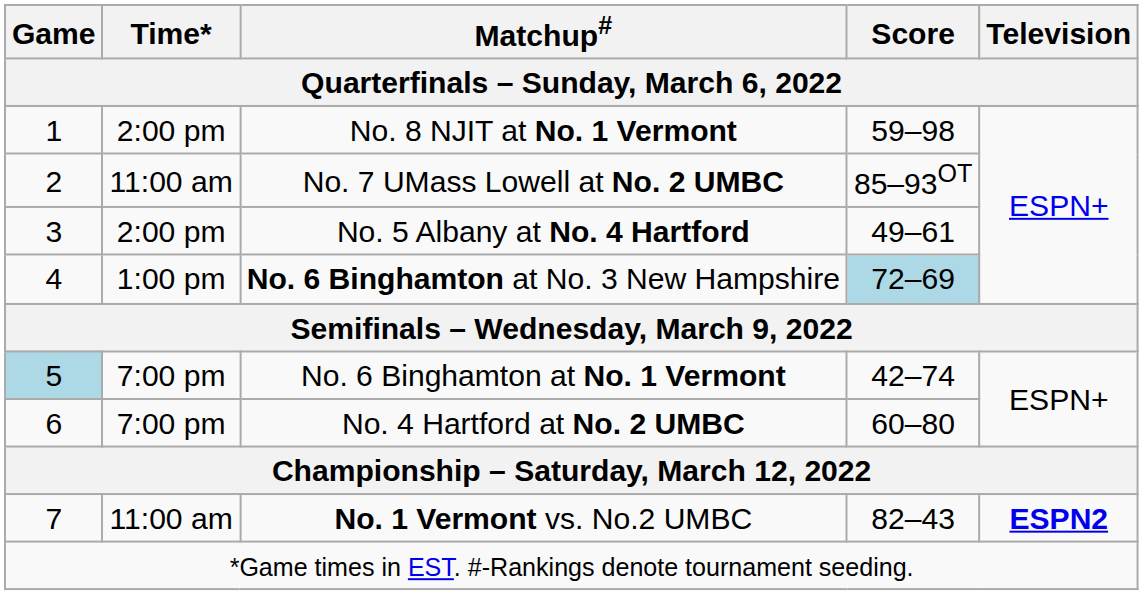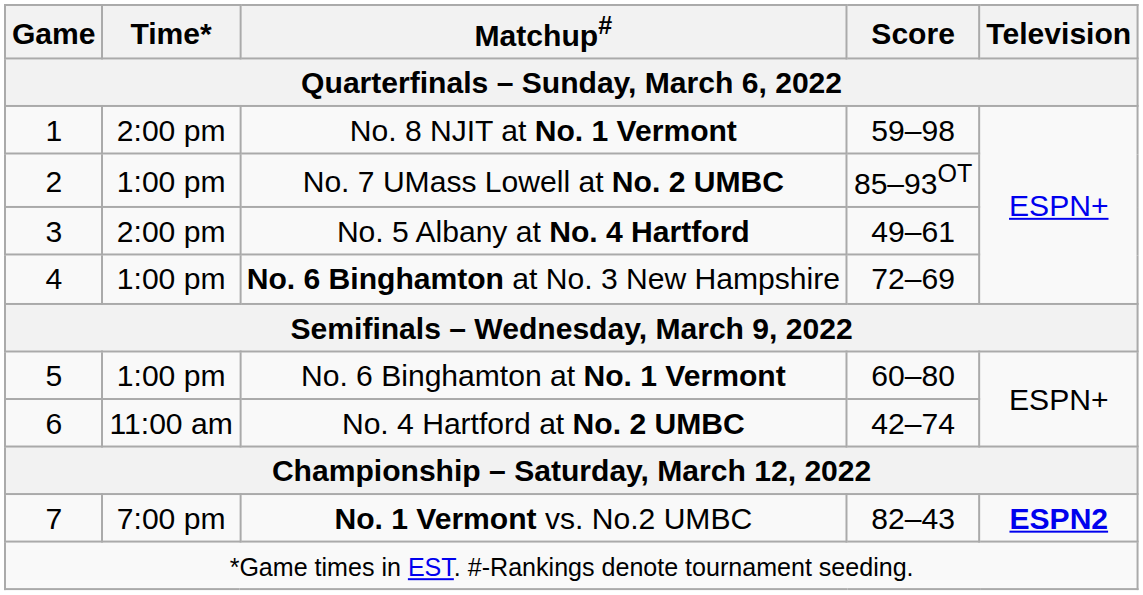(171, 181) 11:00 am -> (171, 181) 1:00 pm
(913, 279) lightblue background -> (913, 279) no background
(54, 375) lightblue background -> (54, 375) no background
(171, 375) 7:00 pm -> (171, 375) 1:00 pm
(913, 375) 42–74 -> (913, 375) 60–80
(171, 422) 7:00 pm -> (171, 422) 11:00 am
(913, 422) 60–80 -> (913, 422) 42–74
(171, 518) 11:00 am -> (171, 518) 7:00 pm
